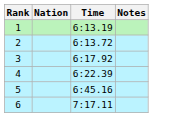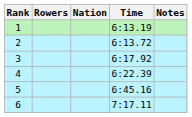+ column: (51, 12)
